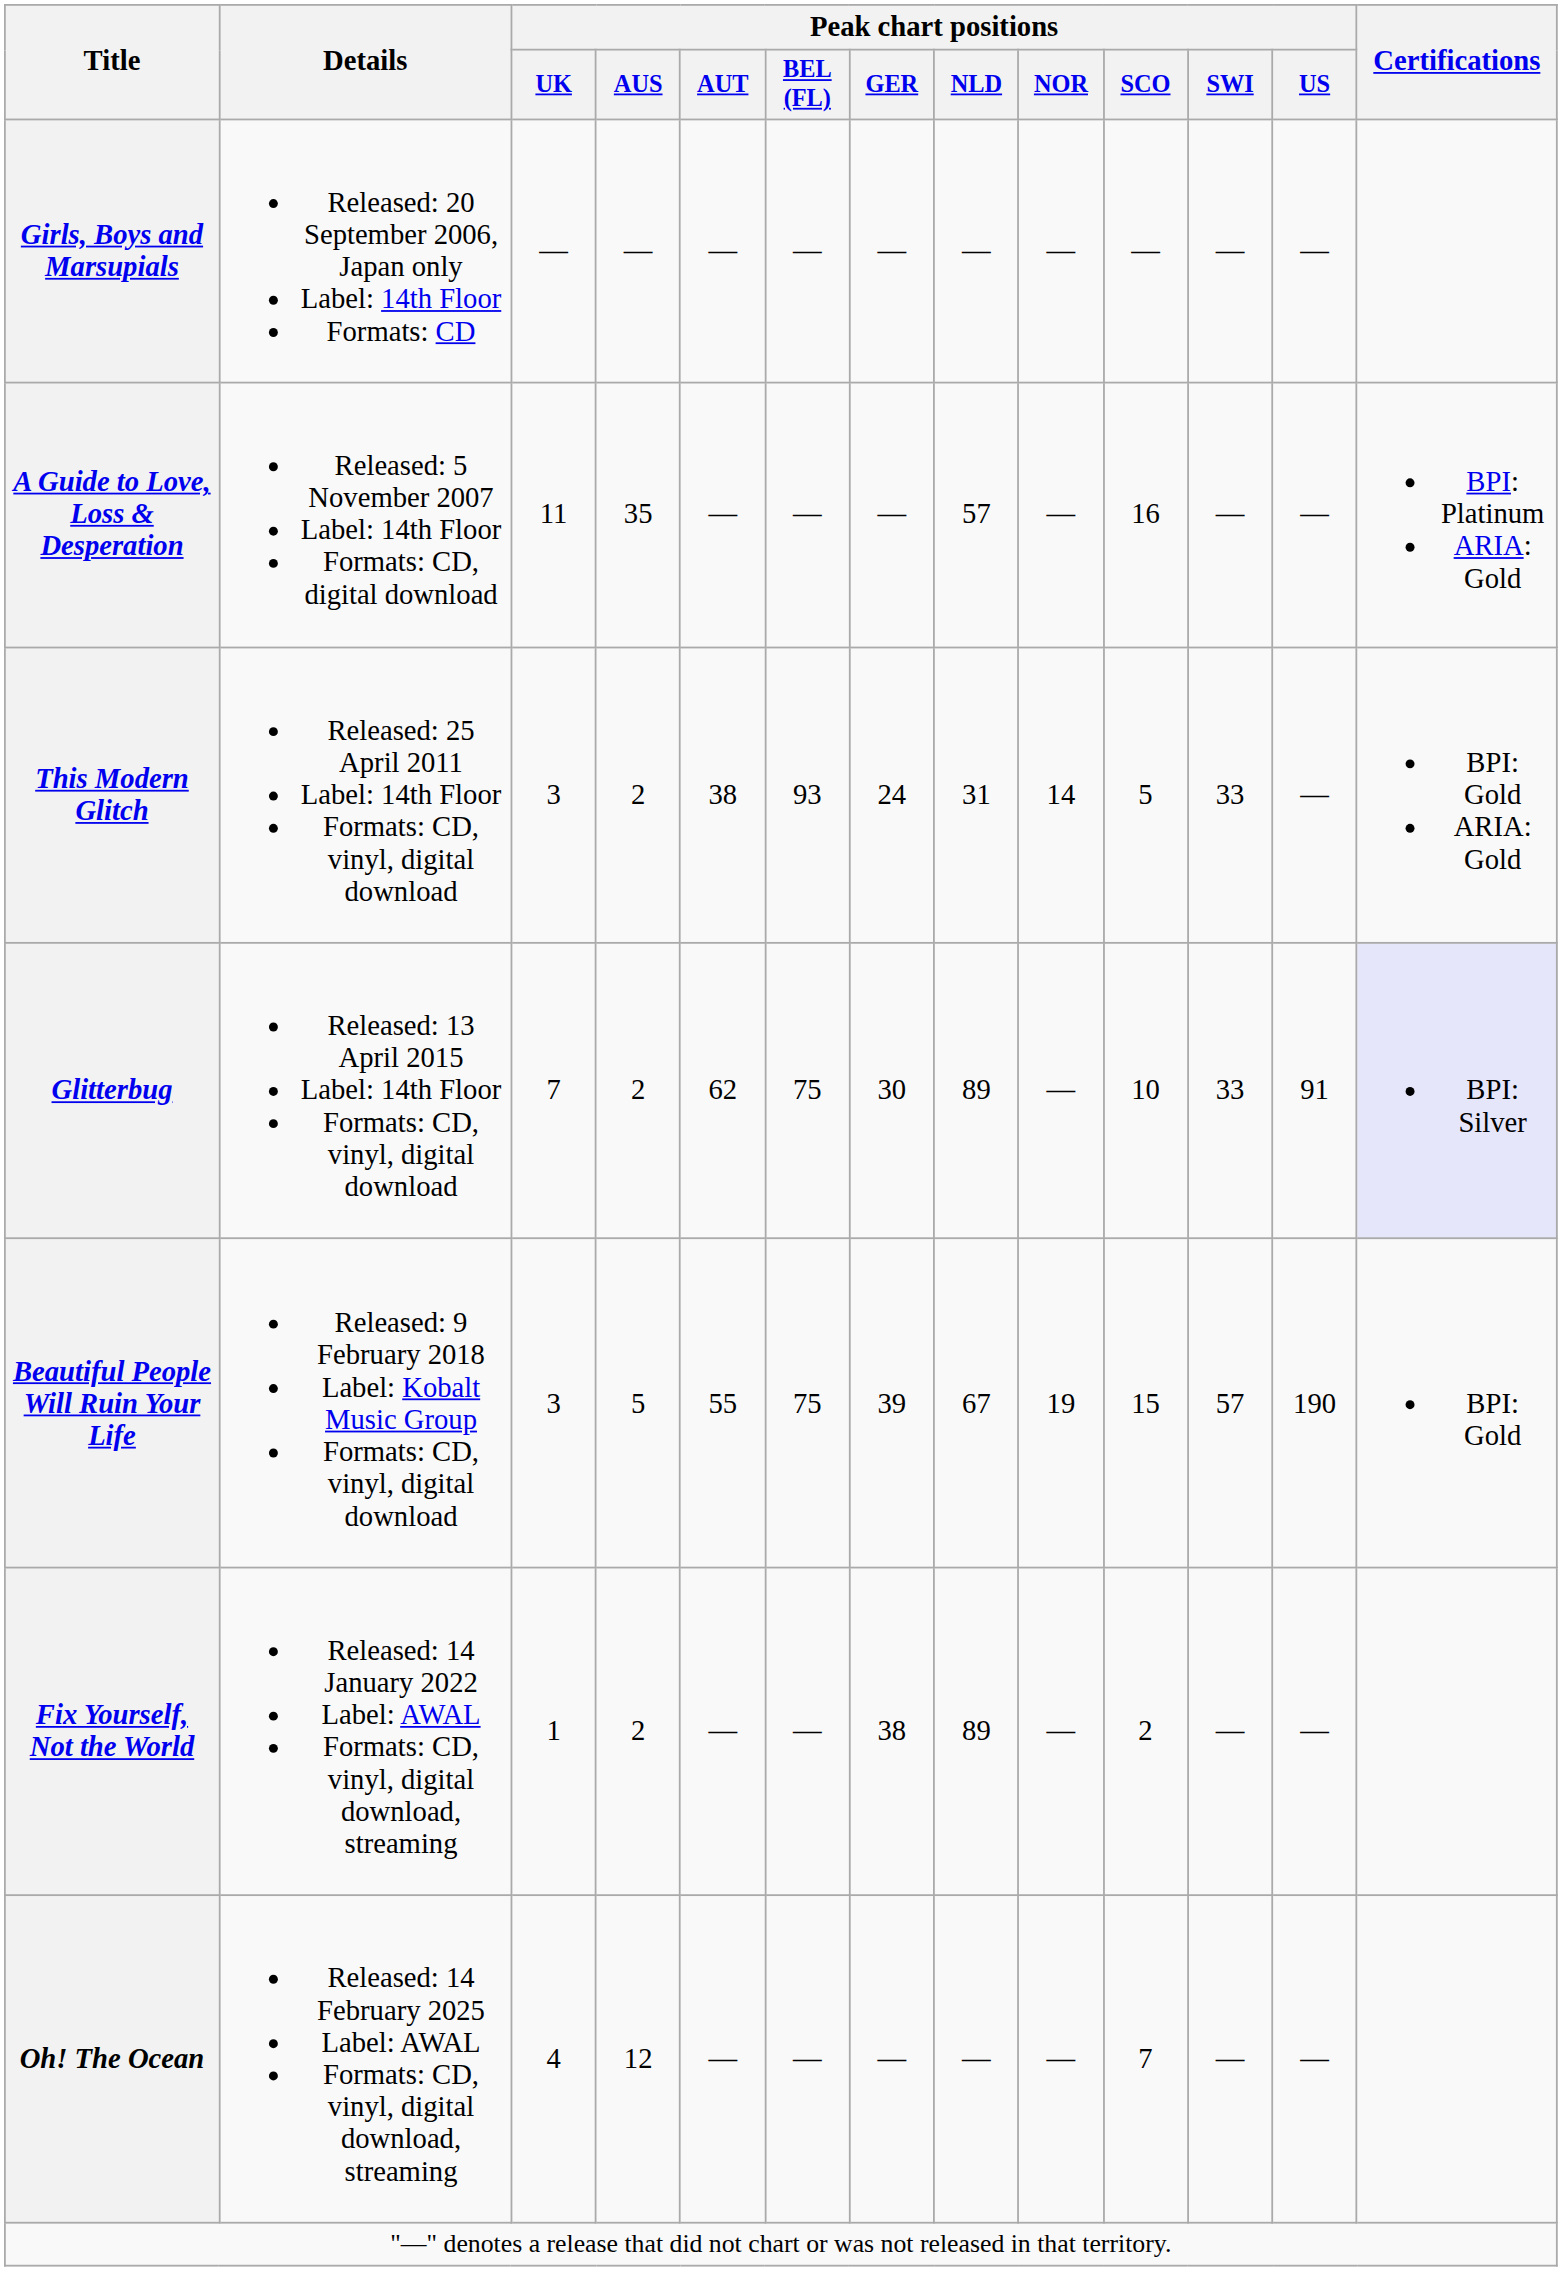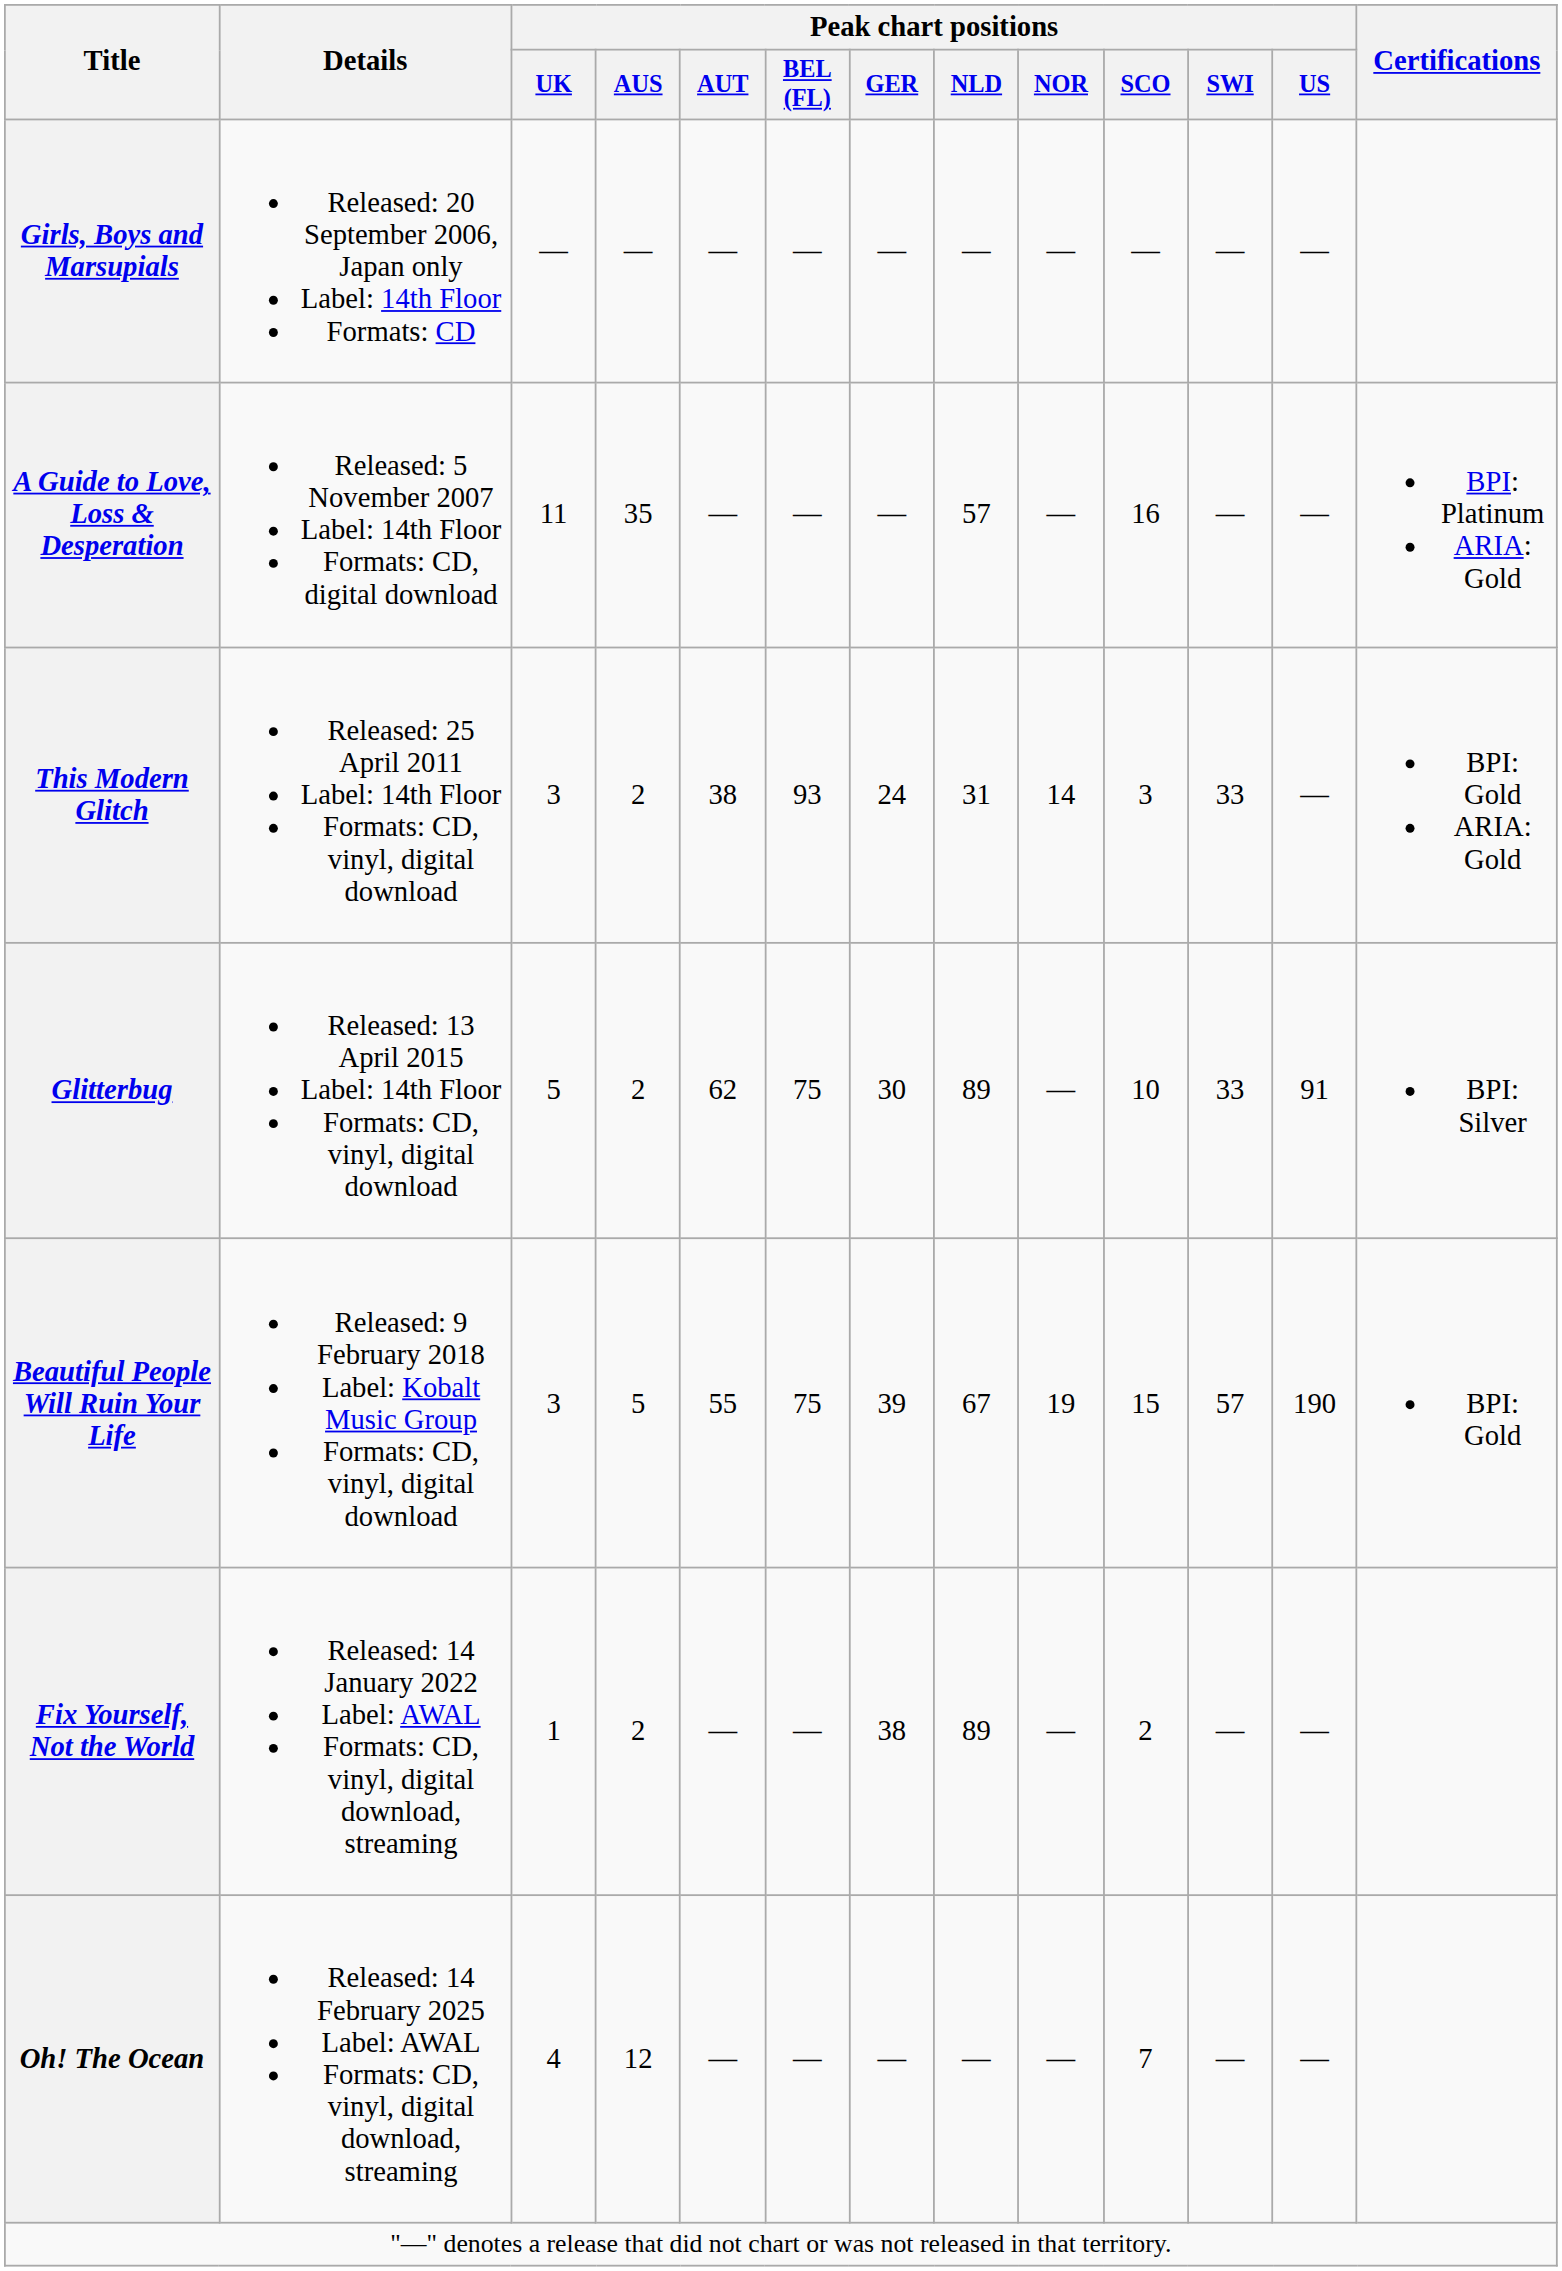(1145, 794) 5 -> (1145, 794) 3
(554, 1090) 7 -> (554, 1090) 5
(1457, 1107) lavender background -> (1457, 1107) no background
